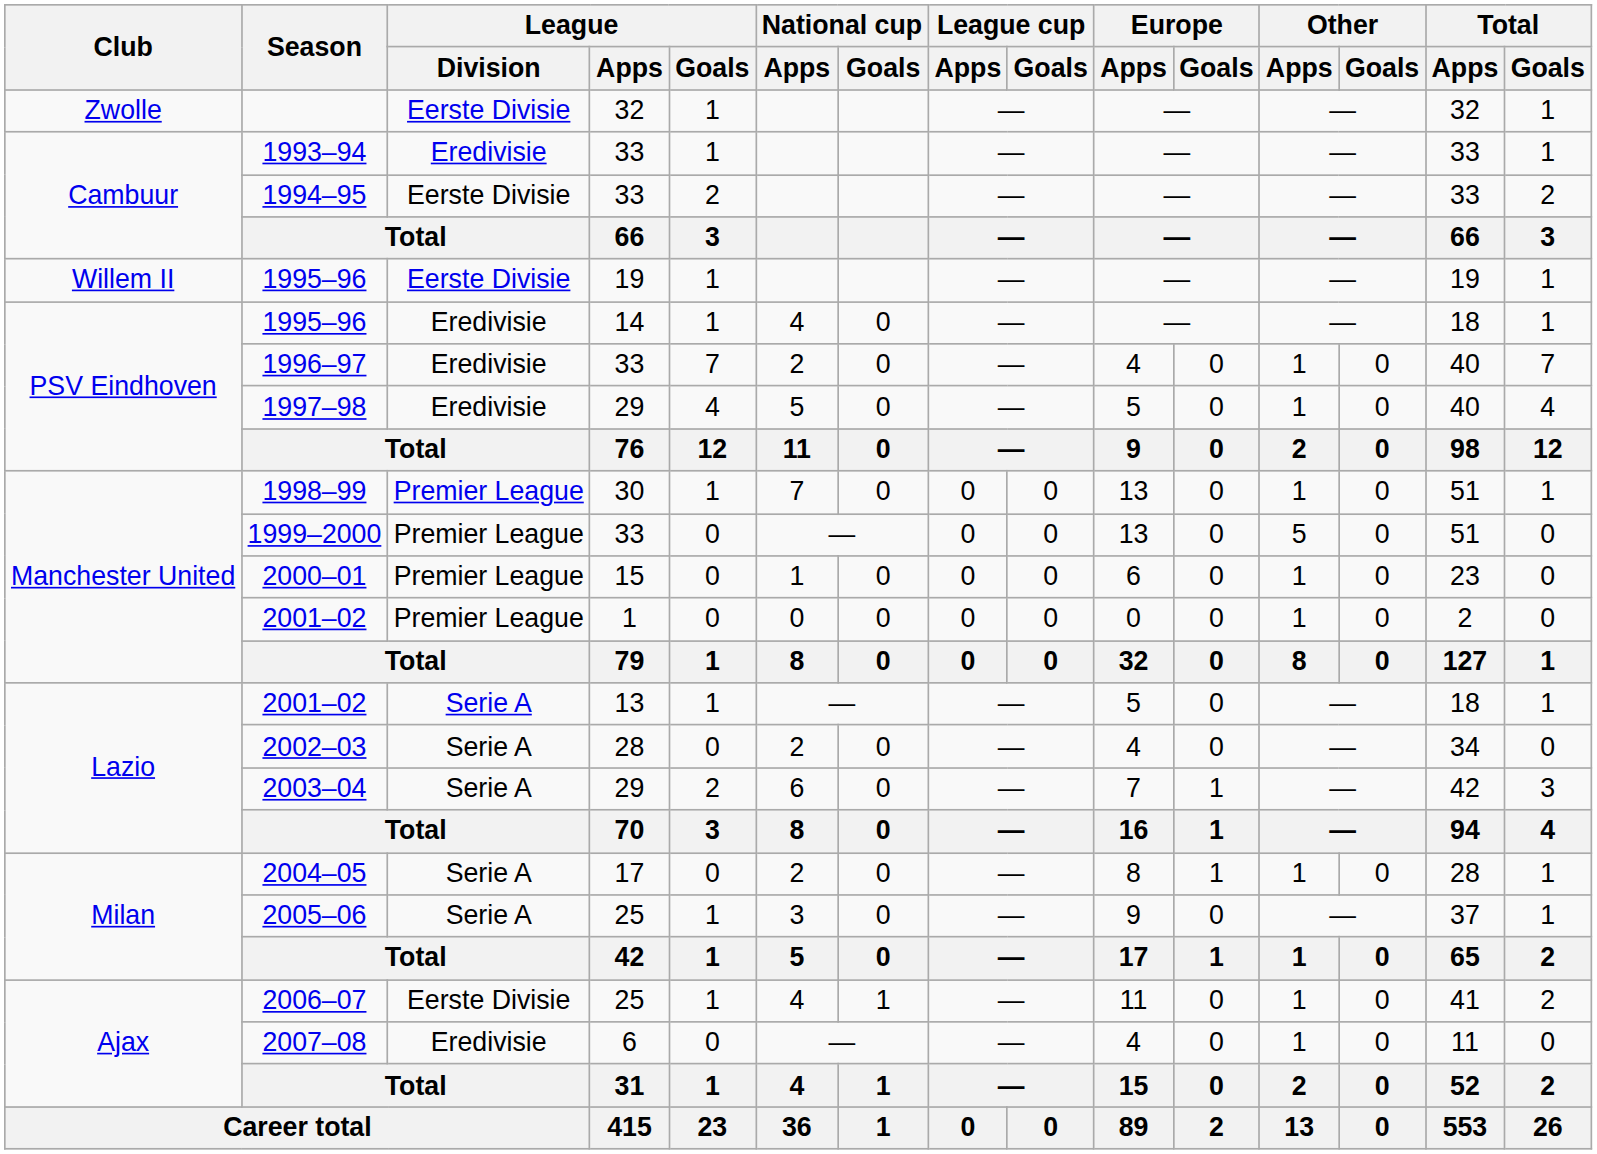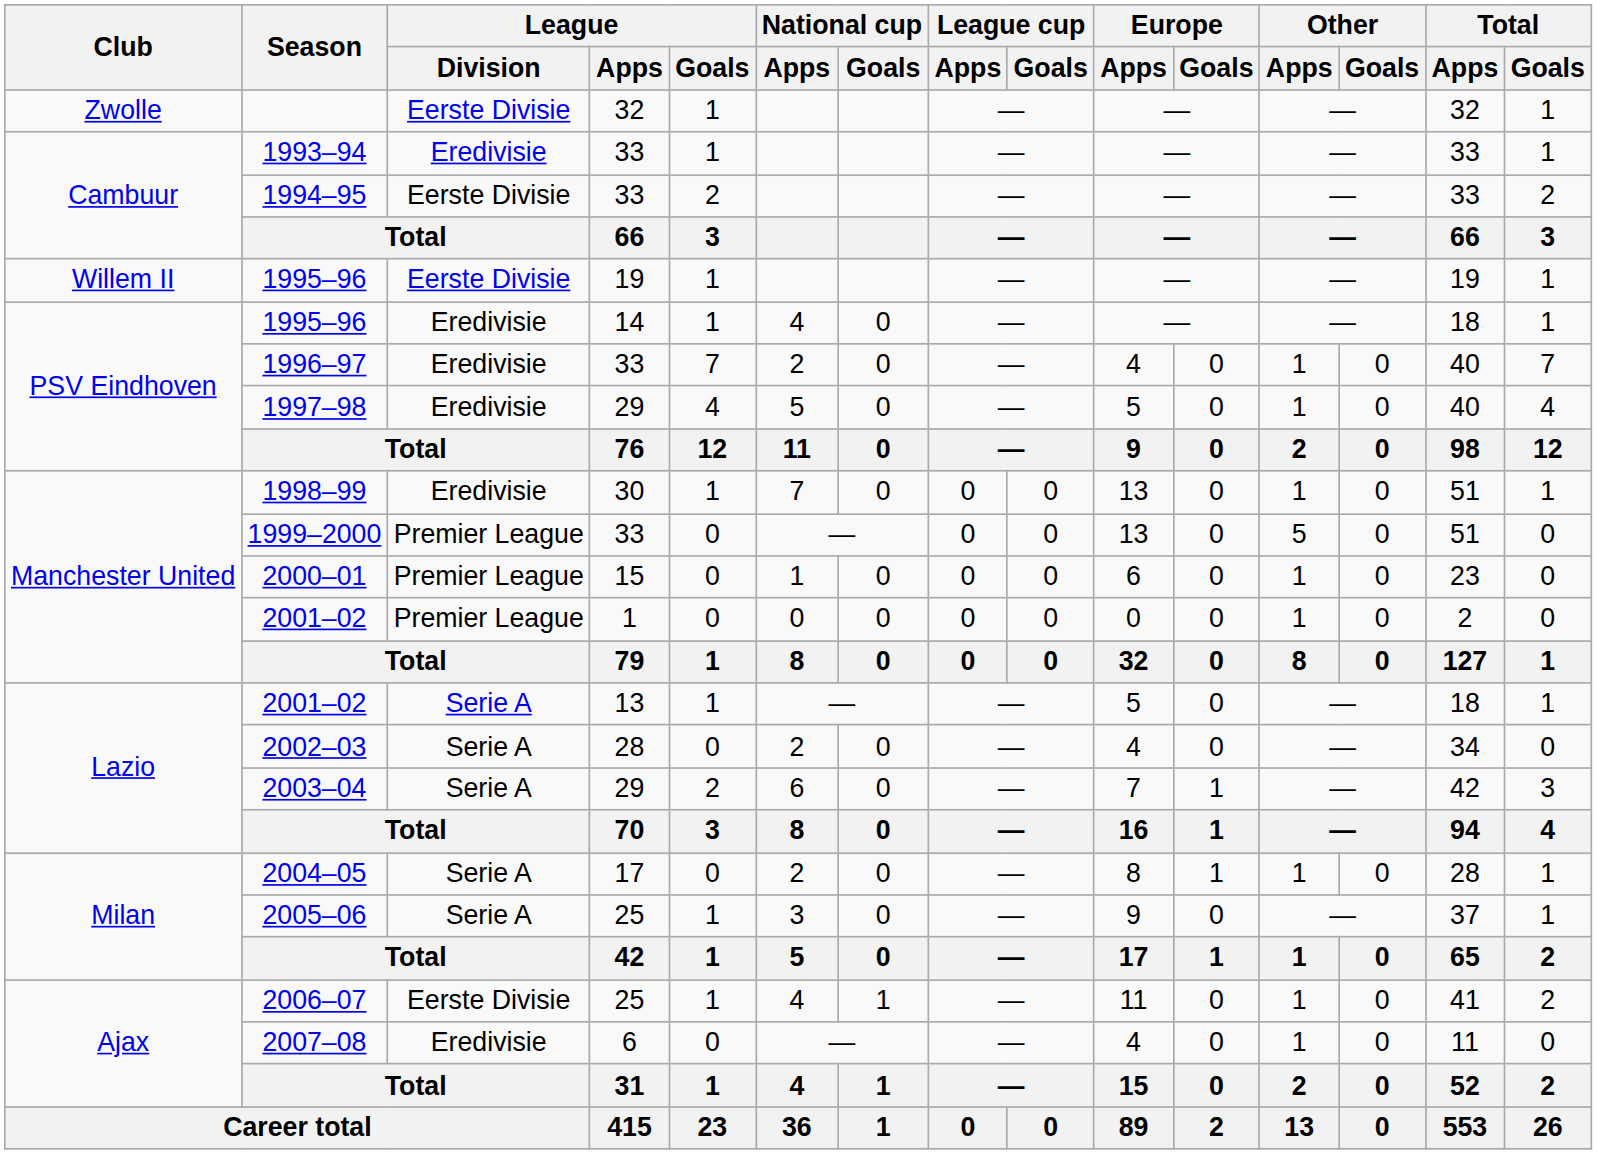(489, 491) Premier League -> (489, 491) Eredivisie
